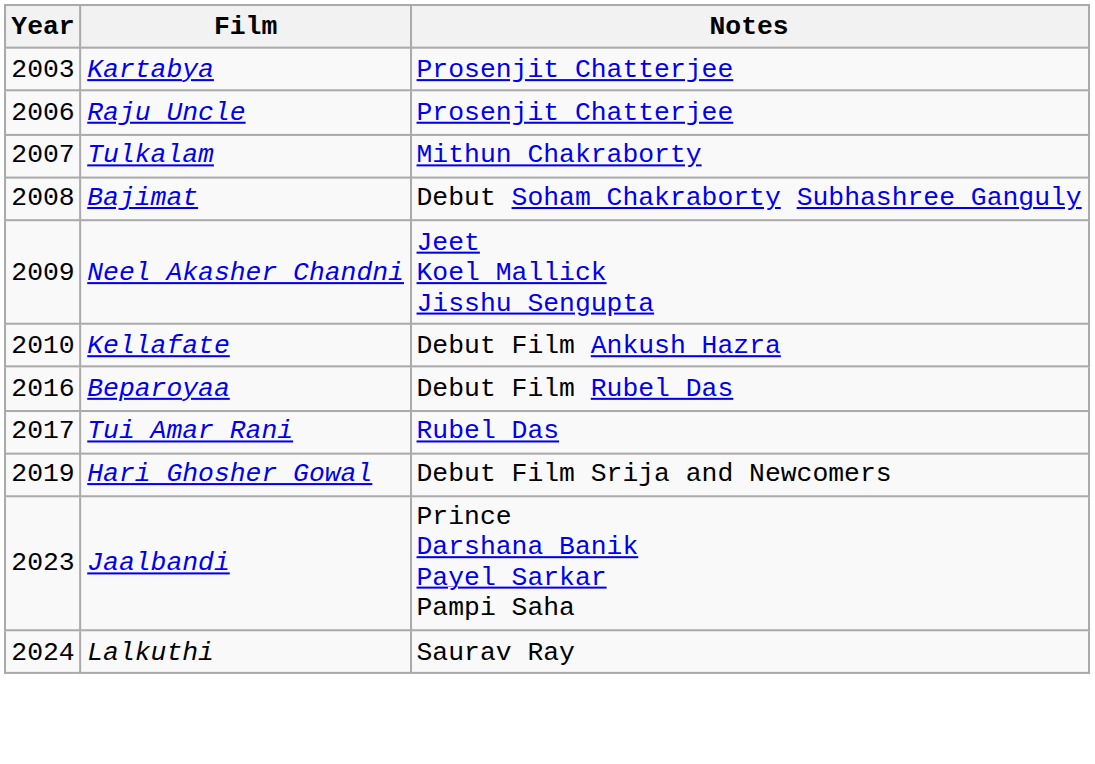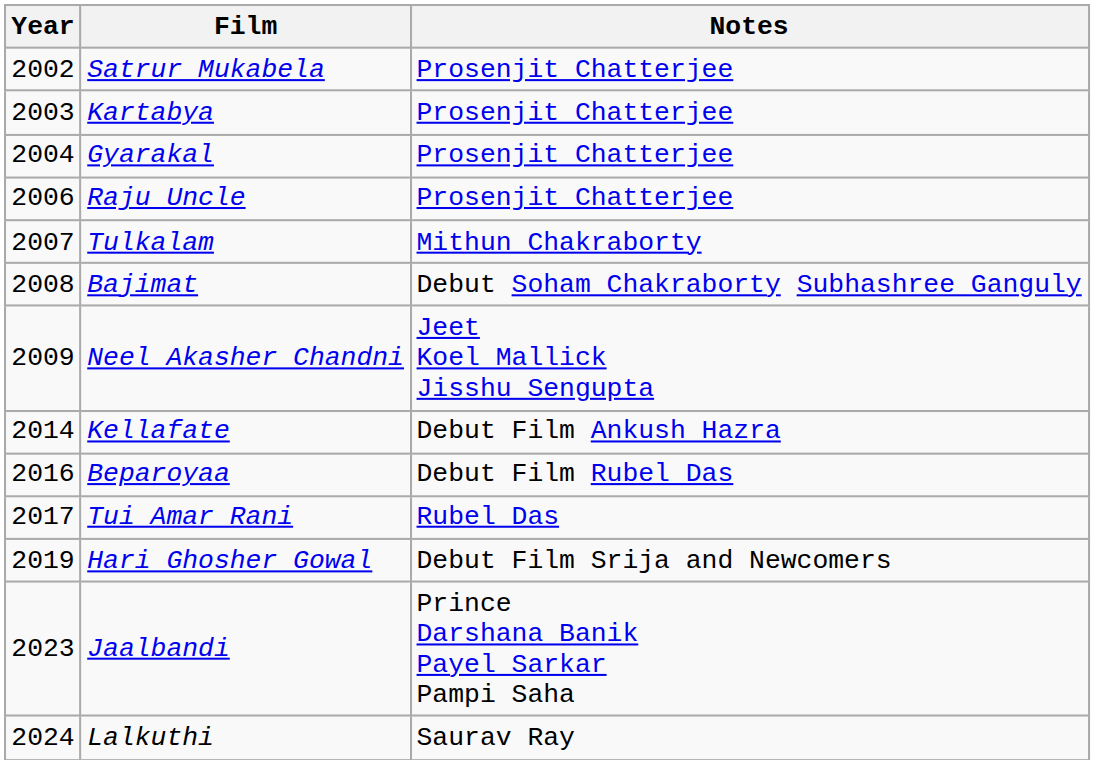+ row: (206, 70)
+ row: (151, 156)
(43, 345) 2010 -> (43, 432) 2014
